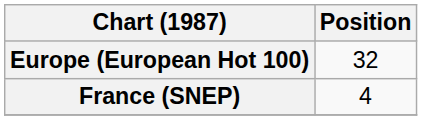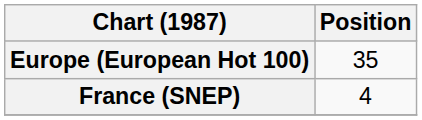(366, 59) 32 -> (366, 59) 35
